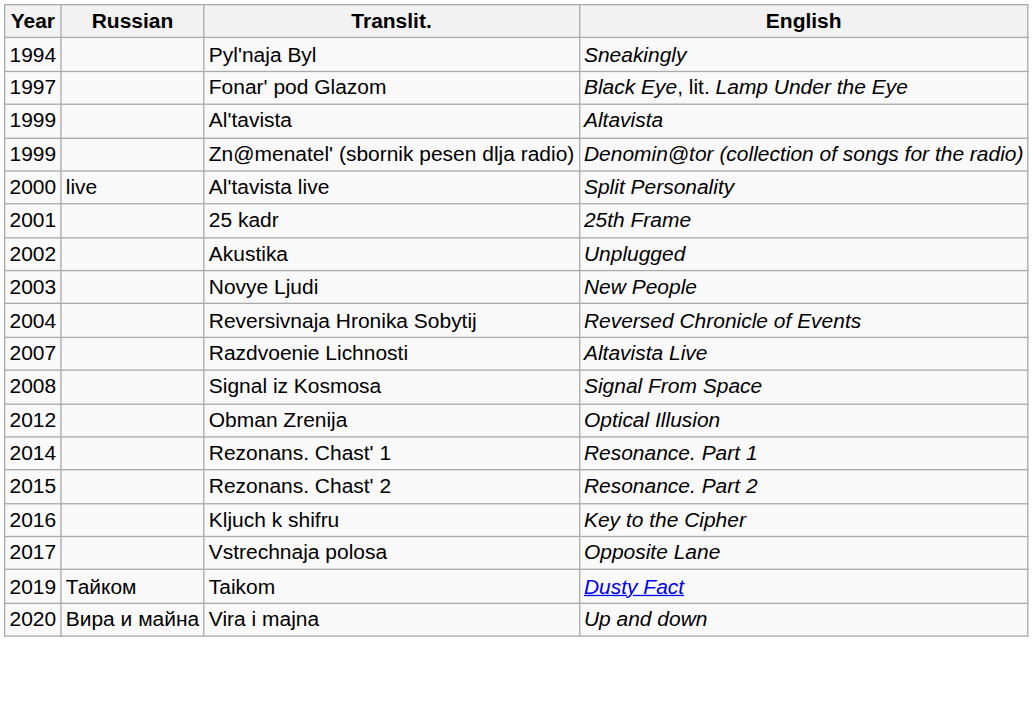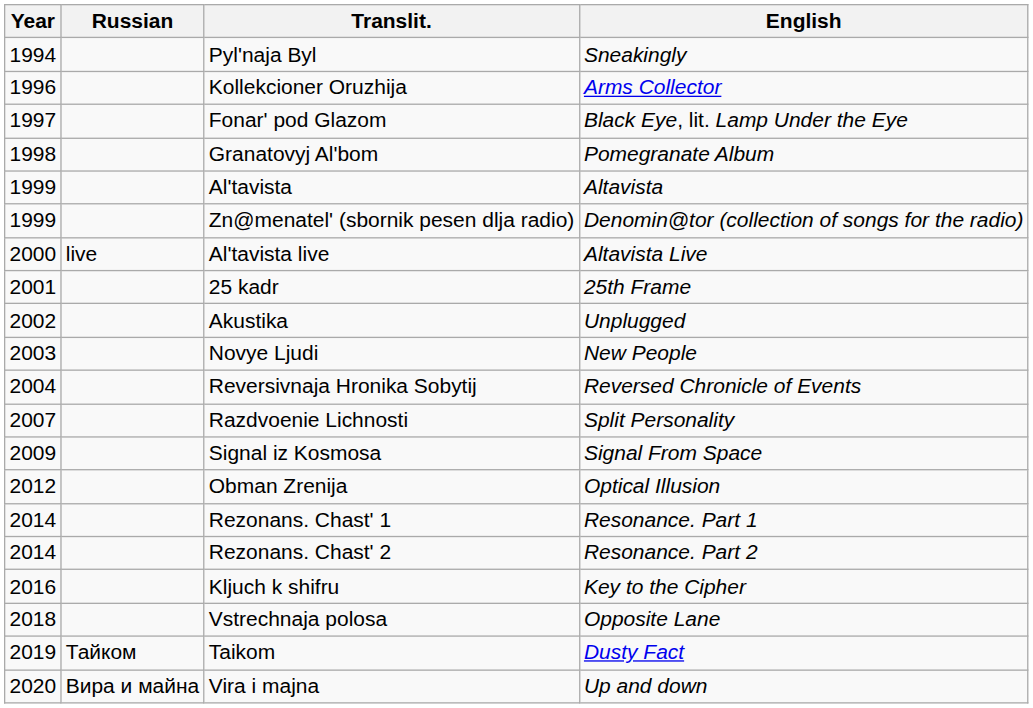+ row: (308, 87)
+ row: (294, 154)
(659, 187) Split Personality -> (646, 253) Altavista Live
(646, 353) Altavista Live -> (659, 420) Split Personality
(33, 386) 2008 -> (33, 453) 2009
(33, 486) 2015 -> (33, 552) 2014
(33, 552) 2017 -> (33, 619) 2018
